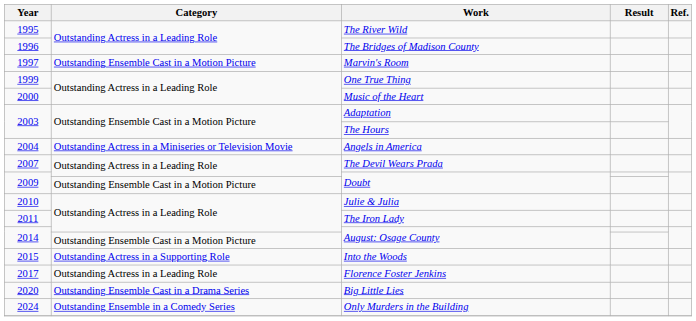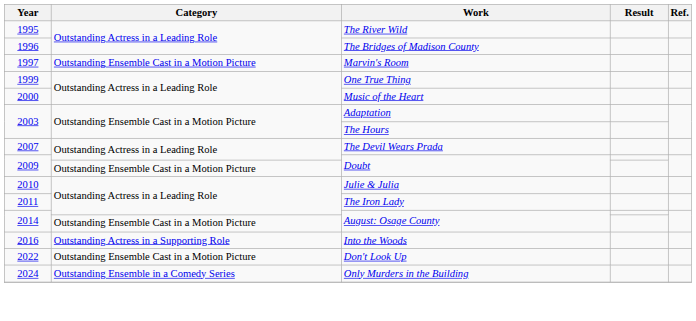- row: (173, 146)
(28, 257) 2015 -> (28, 240) 2016
- row: (136, 273)
- row: (152, 290)
+ row: (155, 257)
